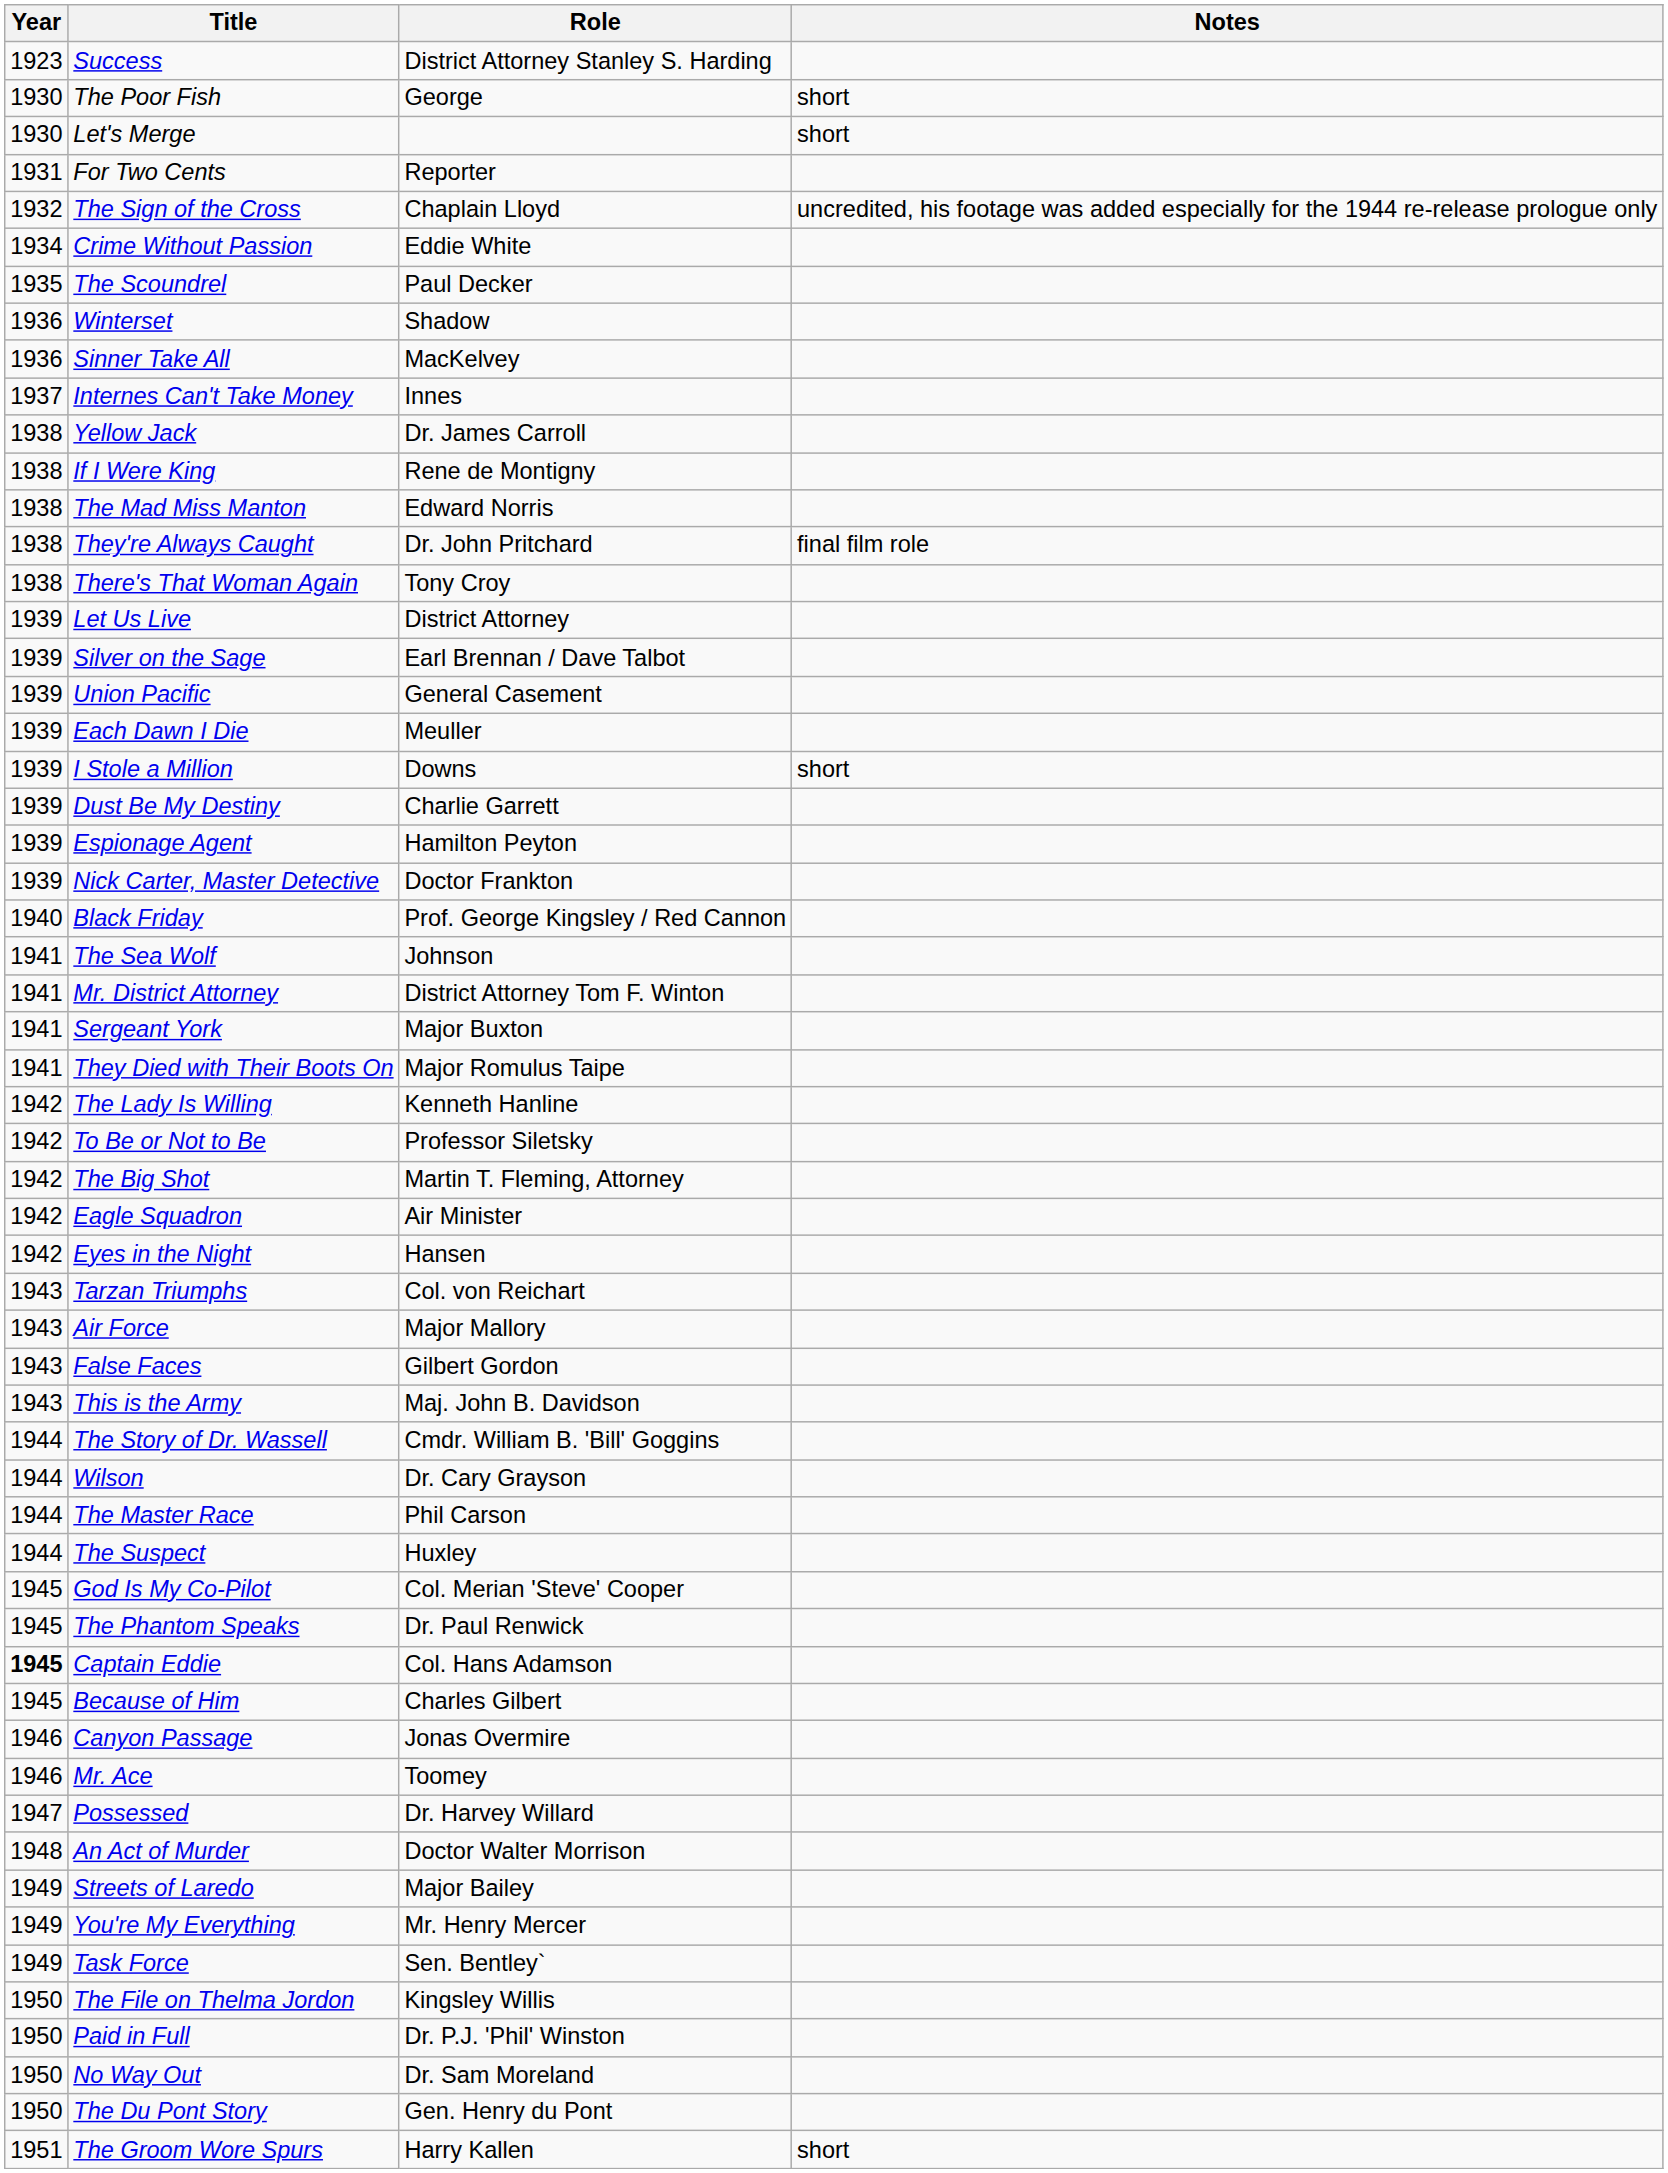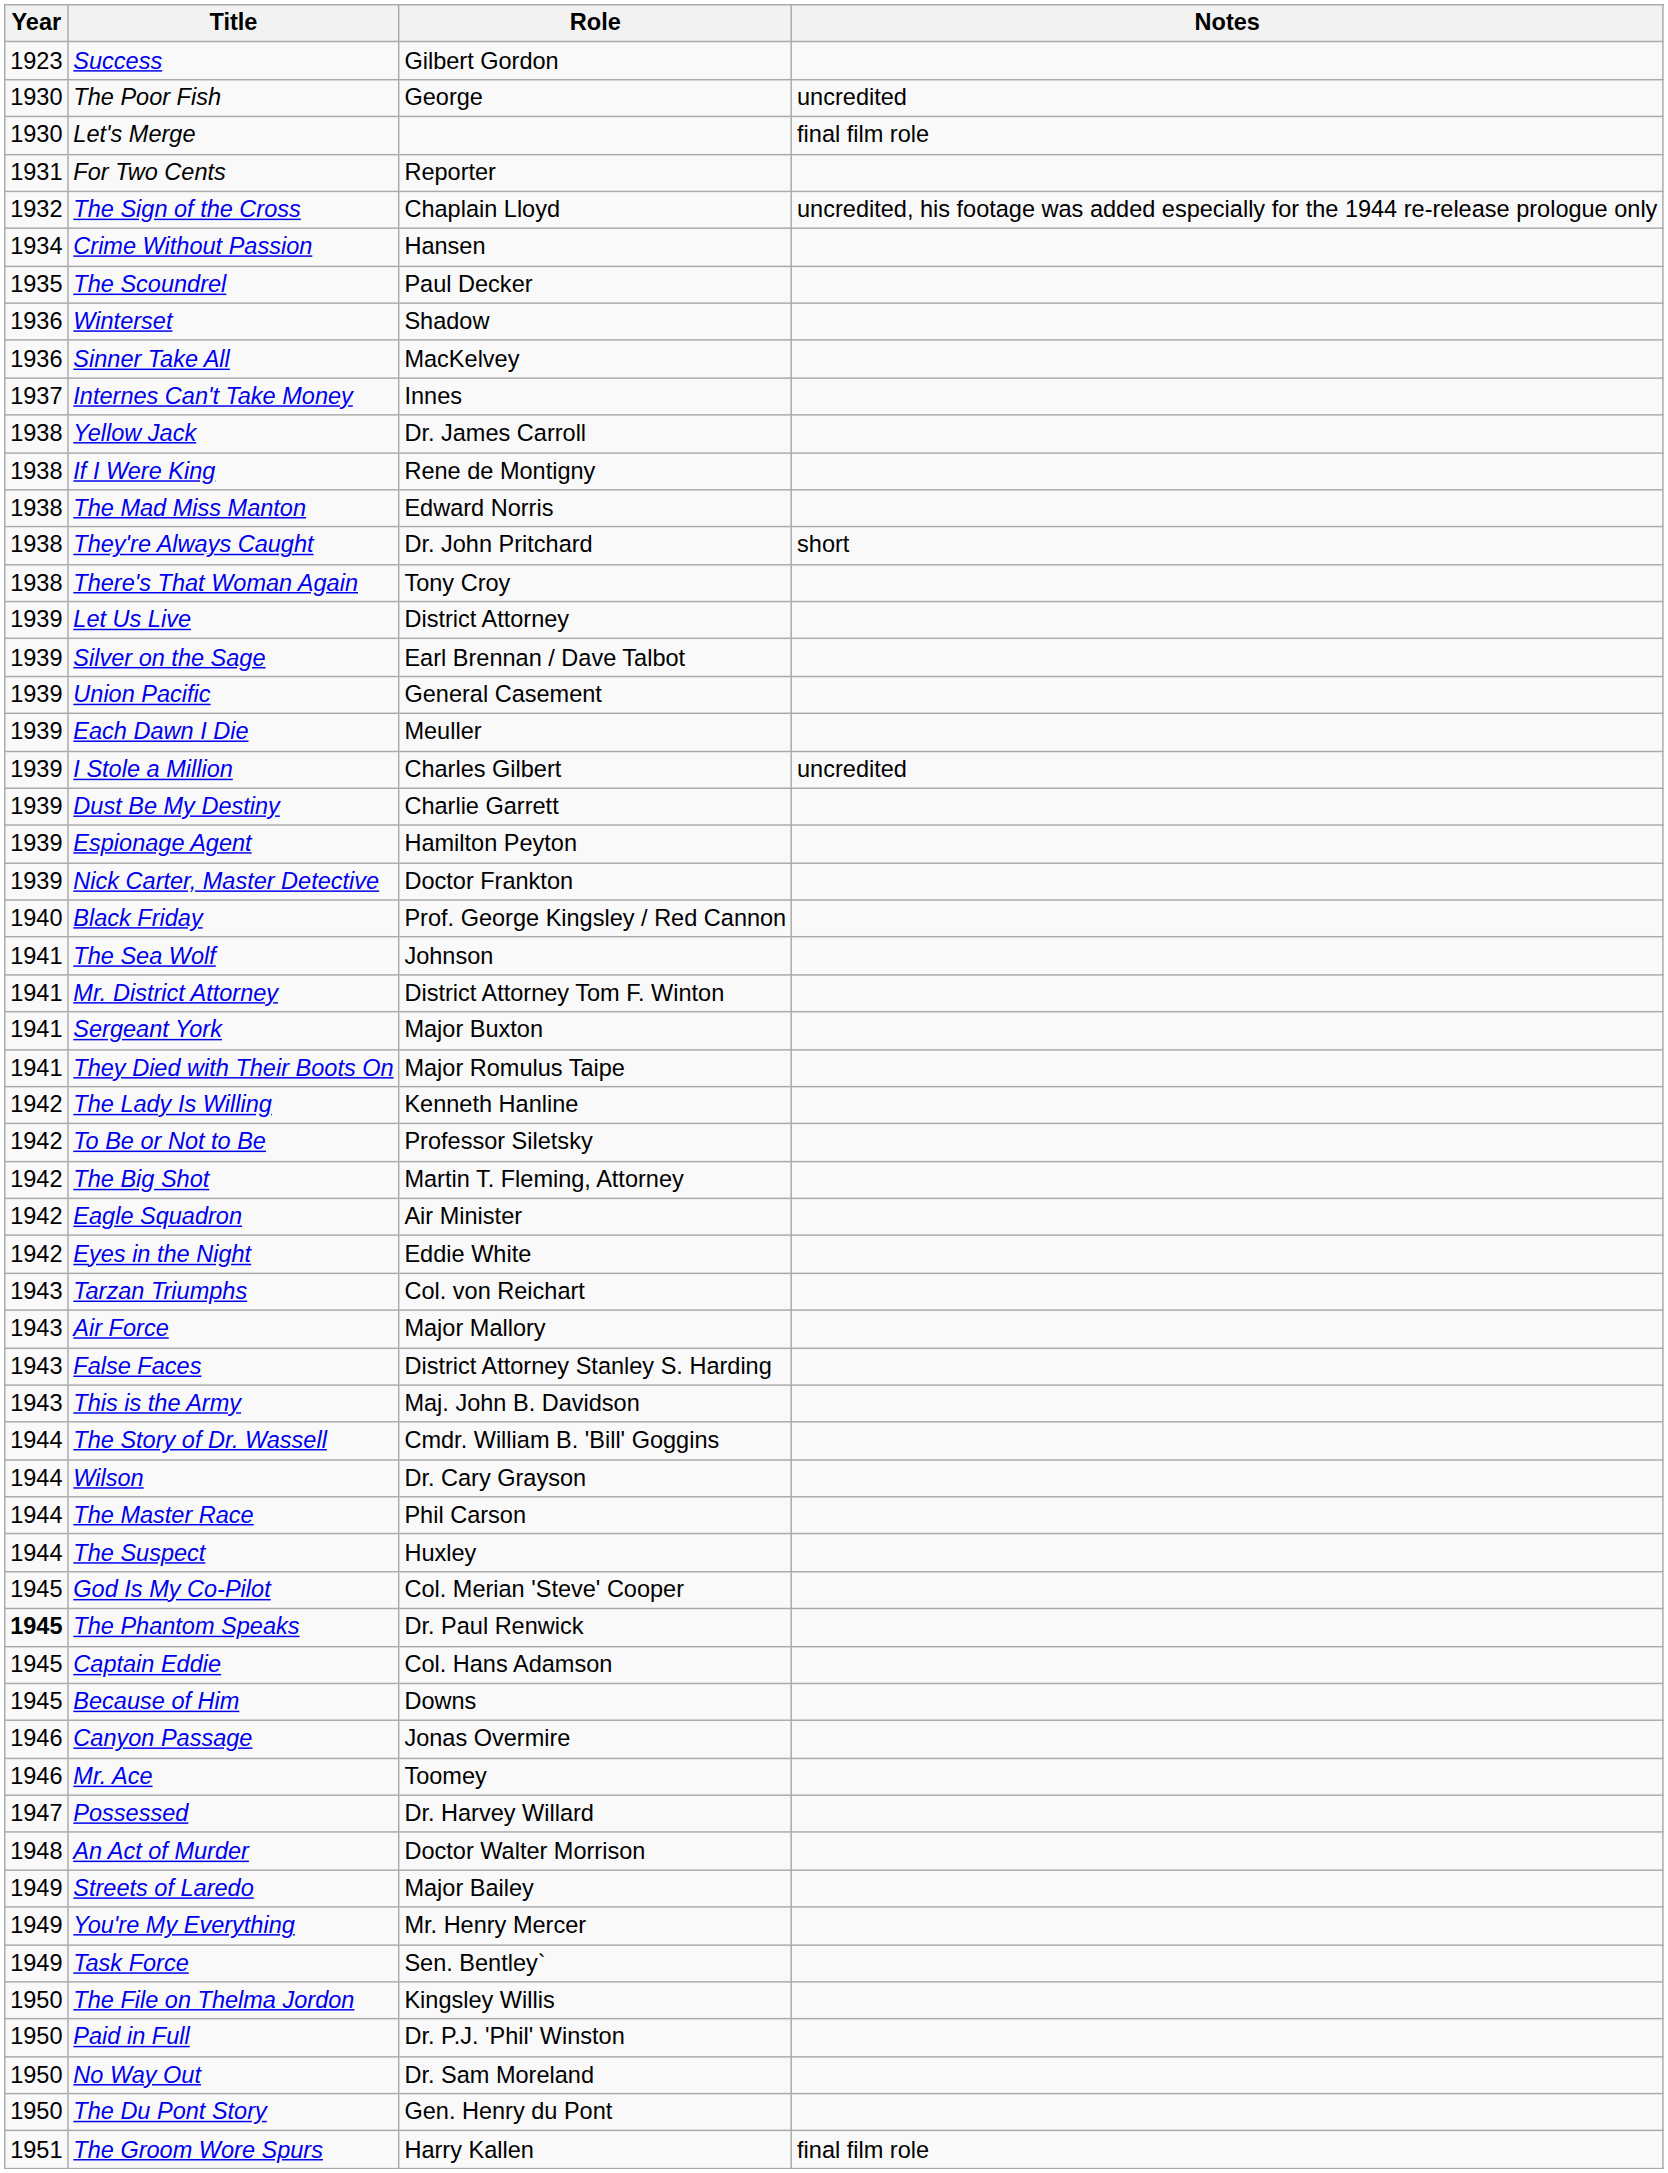(588, 60) District Attorney Stanley S. Harding -> (482, 60) Gilbert Gordon
(823, 97) short -> (852, 97) uncredited
(823, 135) short -> (863, 135) final film role
(468, 246) Eddie White -> (445, 246) Hansen
(863, 545) final film role -> (823, 545) short
(440, 769) Downs -> (483, 769) Charles Gilbert
(823, 769) short -> (852, 769) uncredited
(445, 1254) Hansen -> (468, 1254) Eddie White
(482, 1365) Gilbert Gordon -> (588, 1365) District Attorney Stanley S. Harding
(36, 1627) normal -> (36, 1627) bold
(36, 1664) bold -> (36, 1664) normal
(483, 1701) Charles Gilbert -> (440, 1701) Downs
(823, 2149) short -> (863, 2149) final film role
